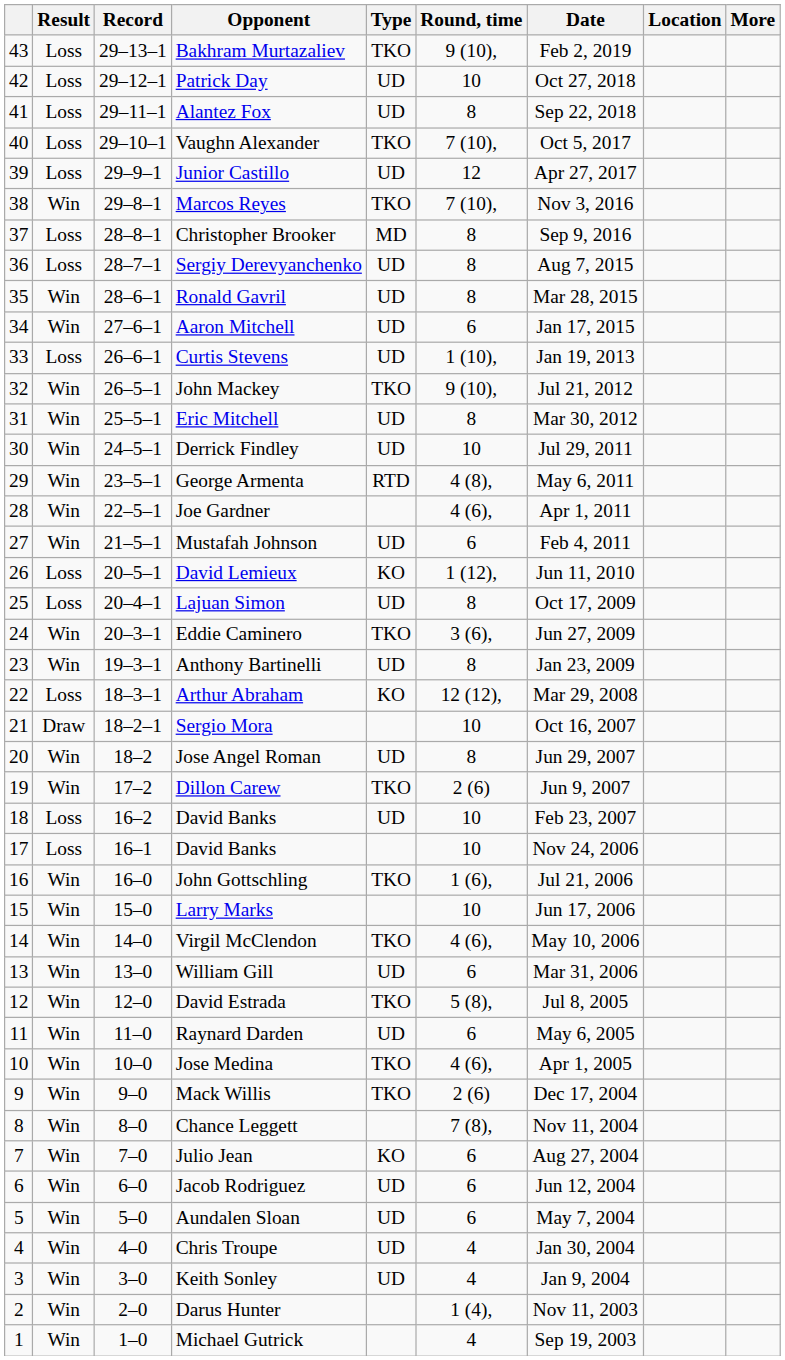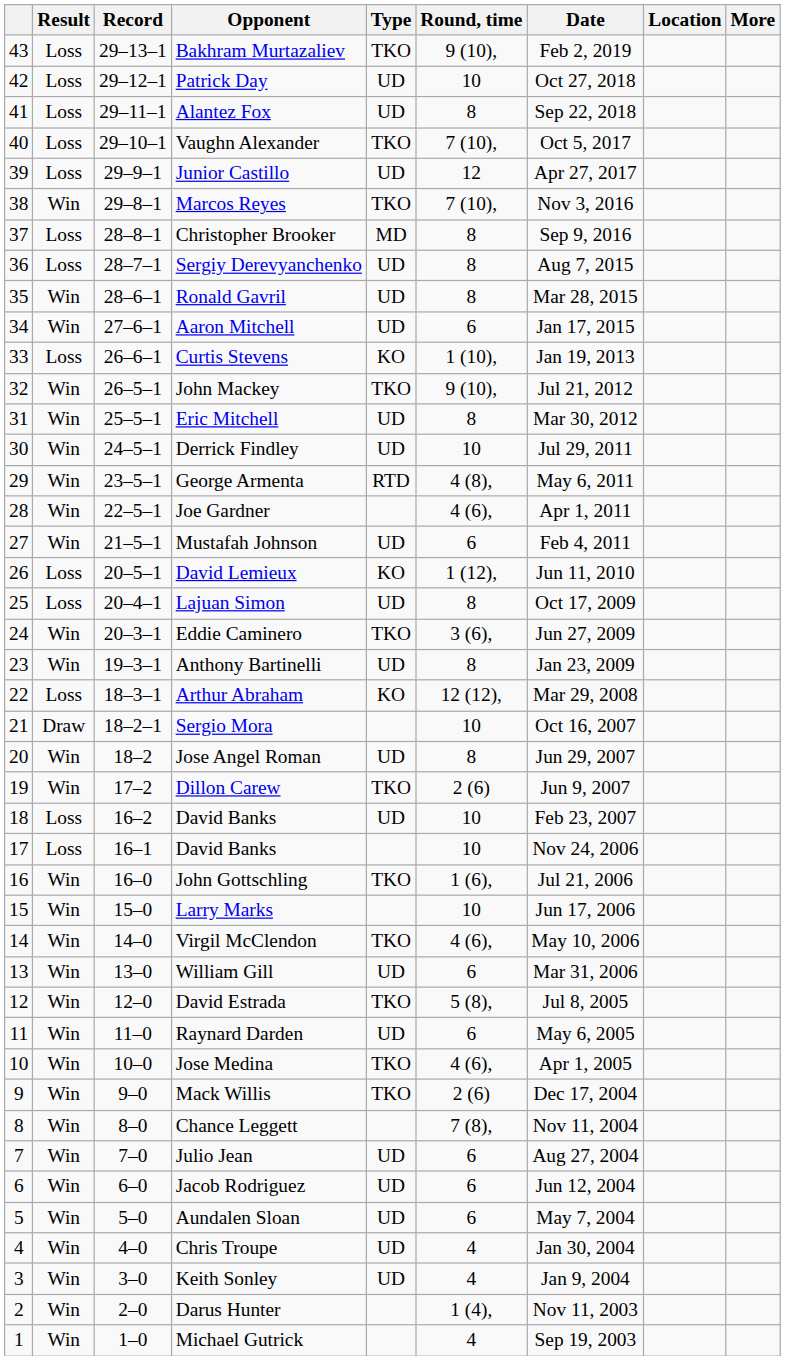(391, 357) UD -> (391, 357) KO
(391, 1155) KO -> (391, 1155) UD
